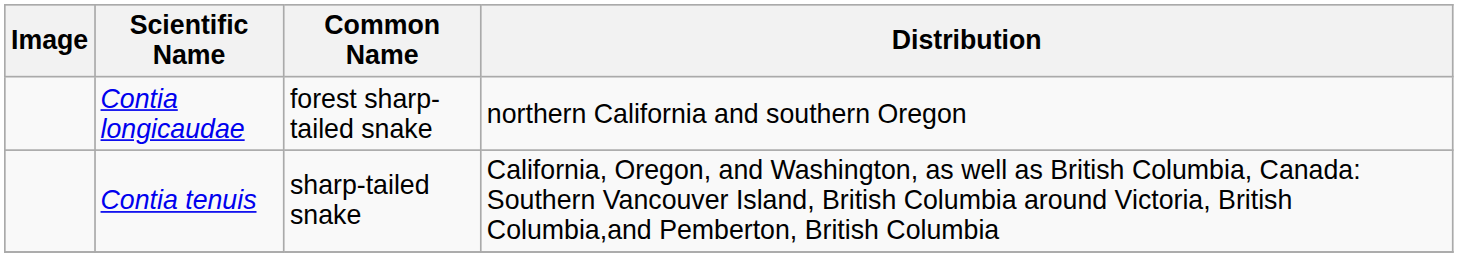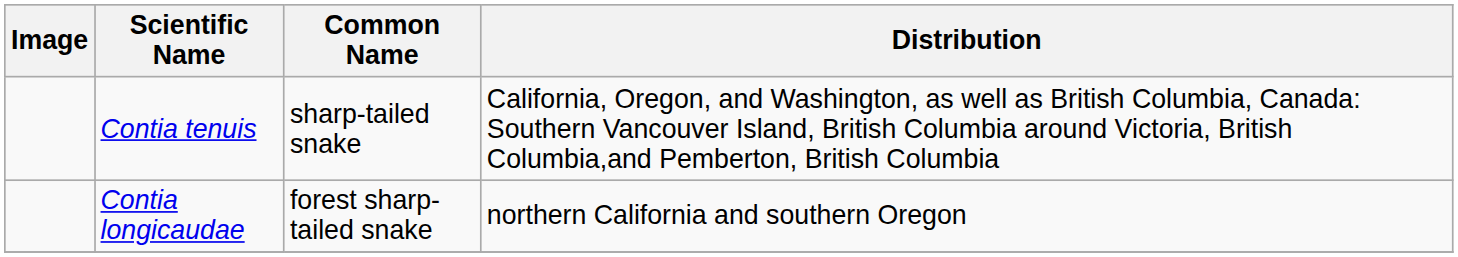rows swapped: (173, 113) <-> (179, 200)
